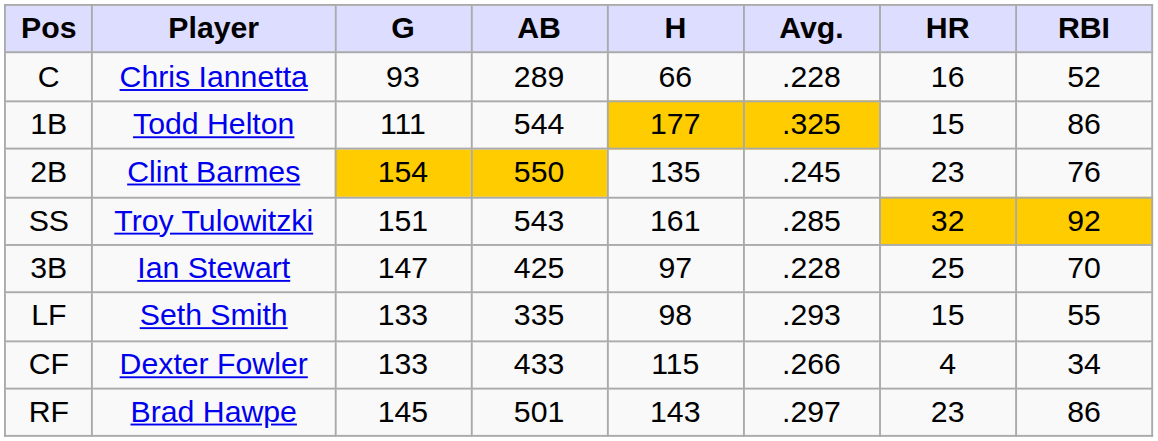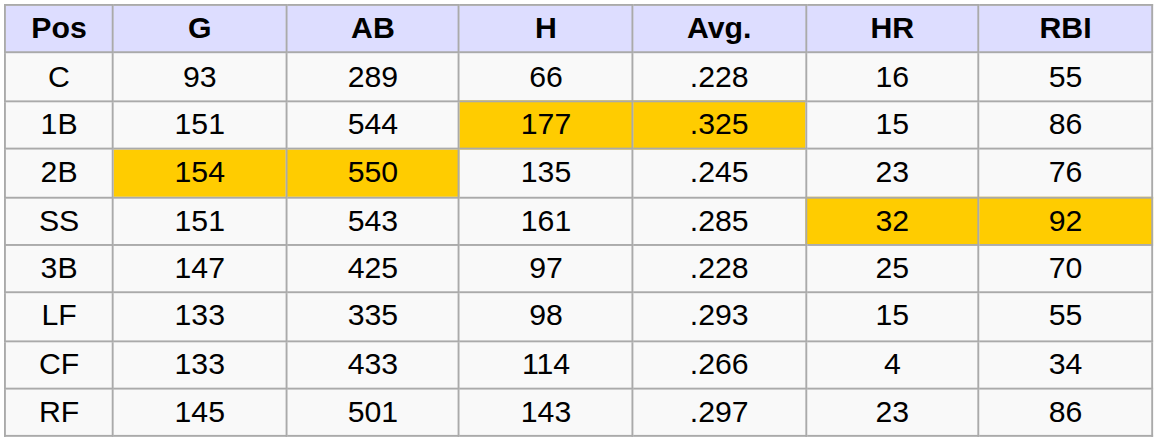- column: (214, 28)
(1084, 76) 52 -> (1066, 76) 55
(403, 124) 111 -> (200, 124) 151
(675, 364) 115 -> (546, 364) 114
